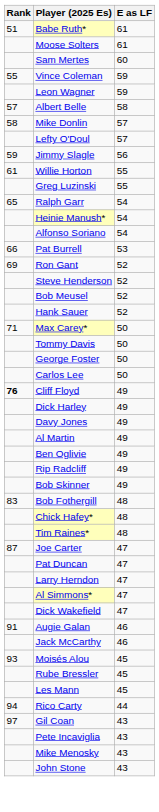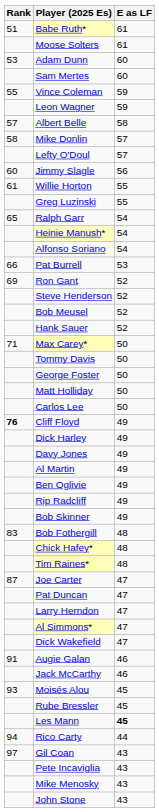+ row: (62, 60)
(12, 154) 59 -> (12, 170) 60
+ row: (64, 390)
(122, 689) normal -> (122, 721) bold
